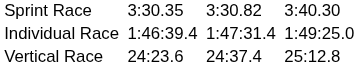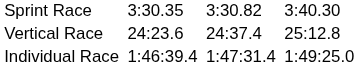rows swapped: (54, 56) <-> (62, 33)
